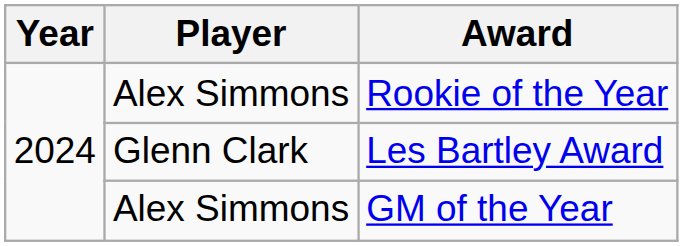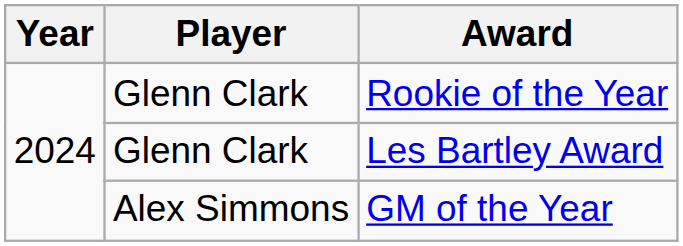(231, 92) Alex Simmons -> (211, 92) Glenn Clark
